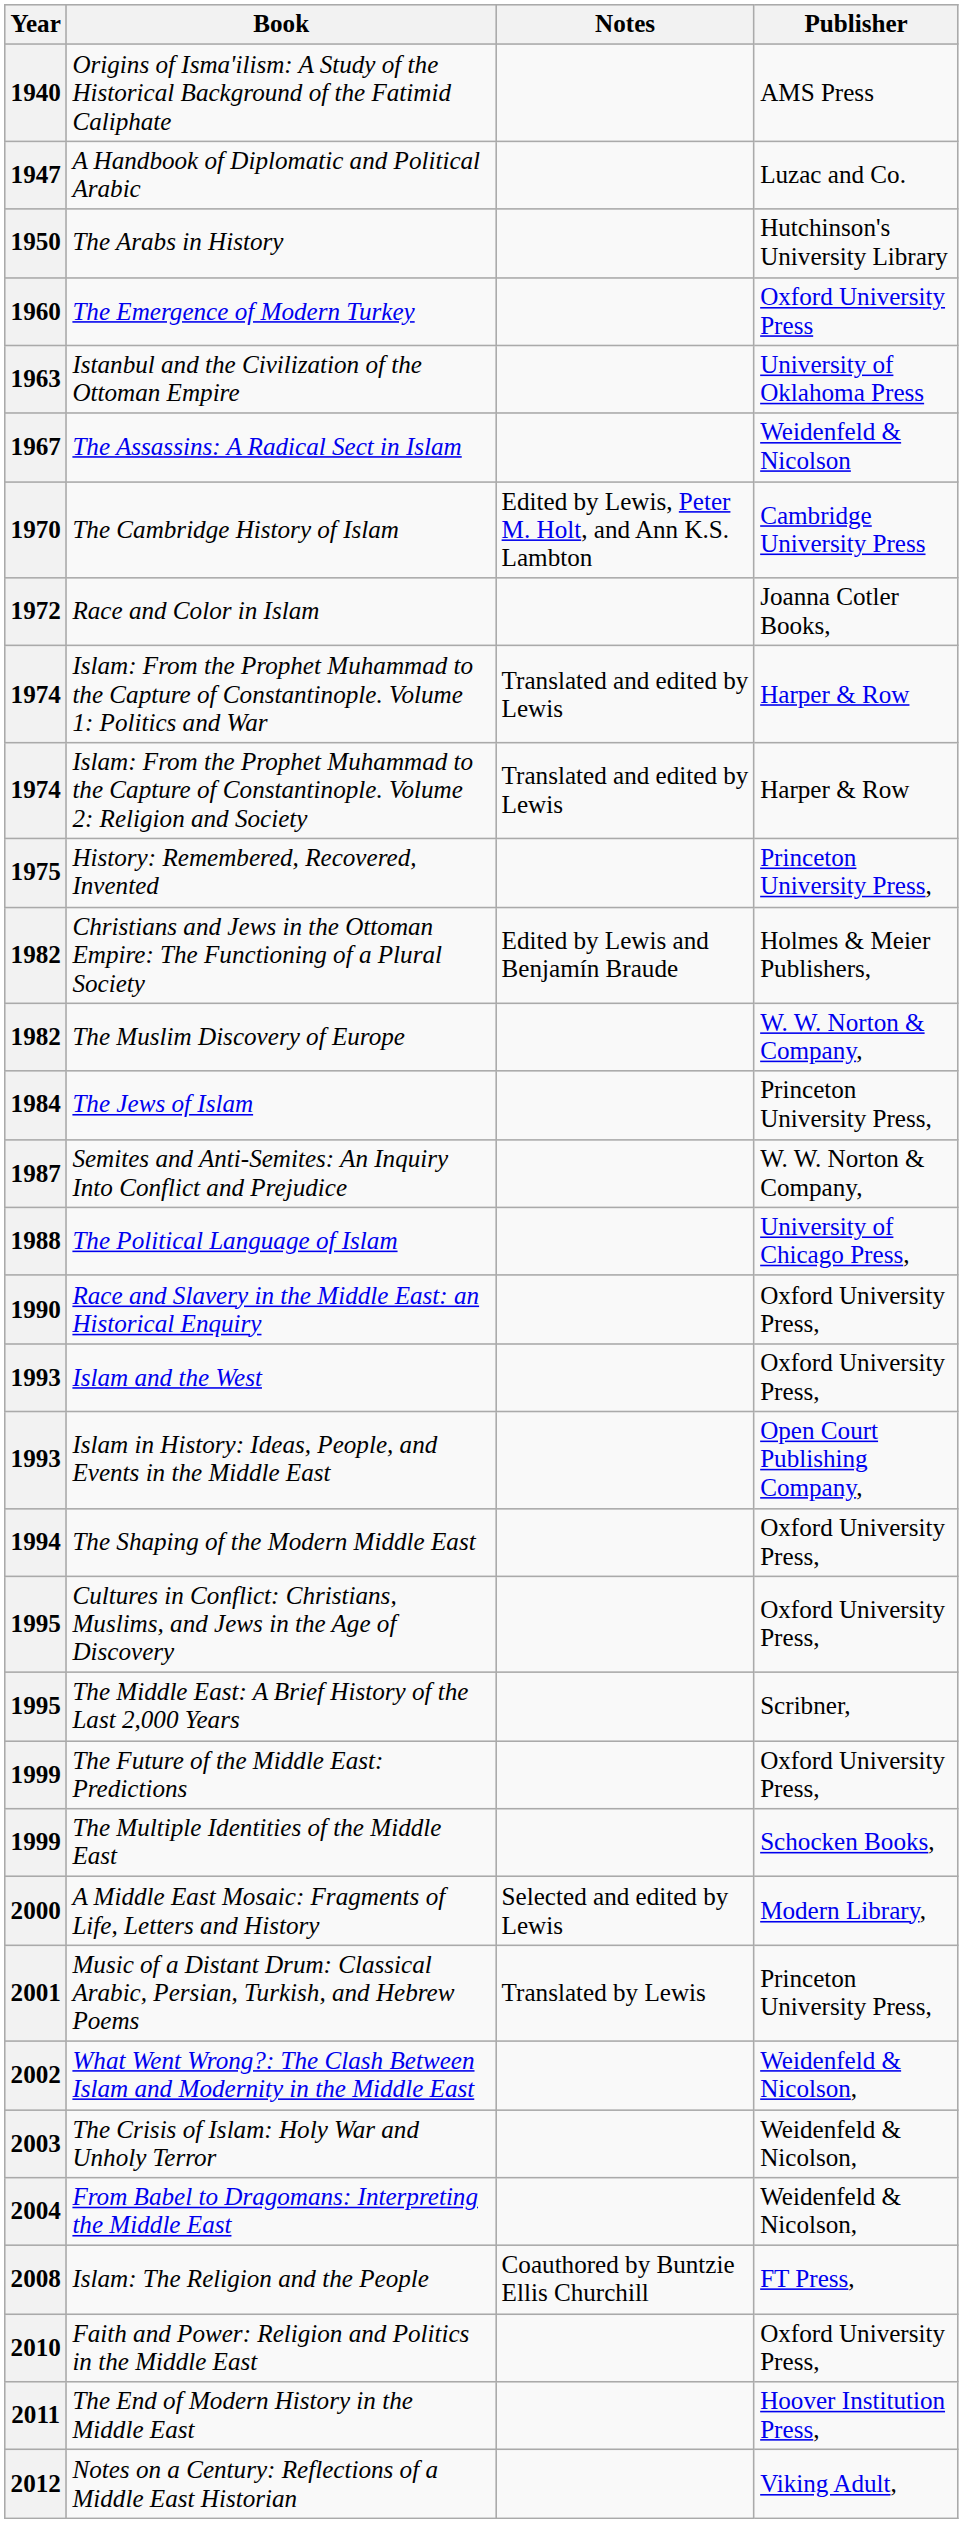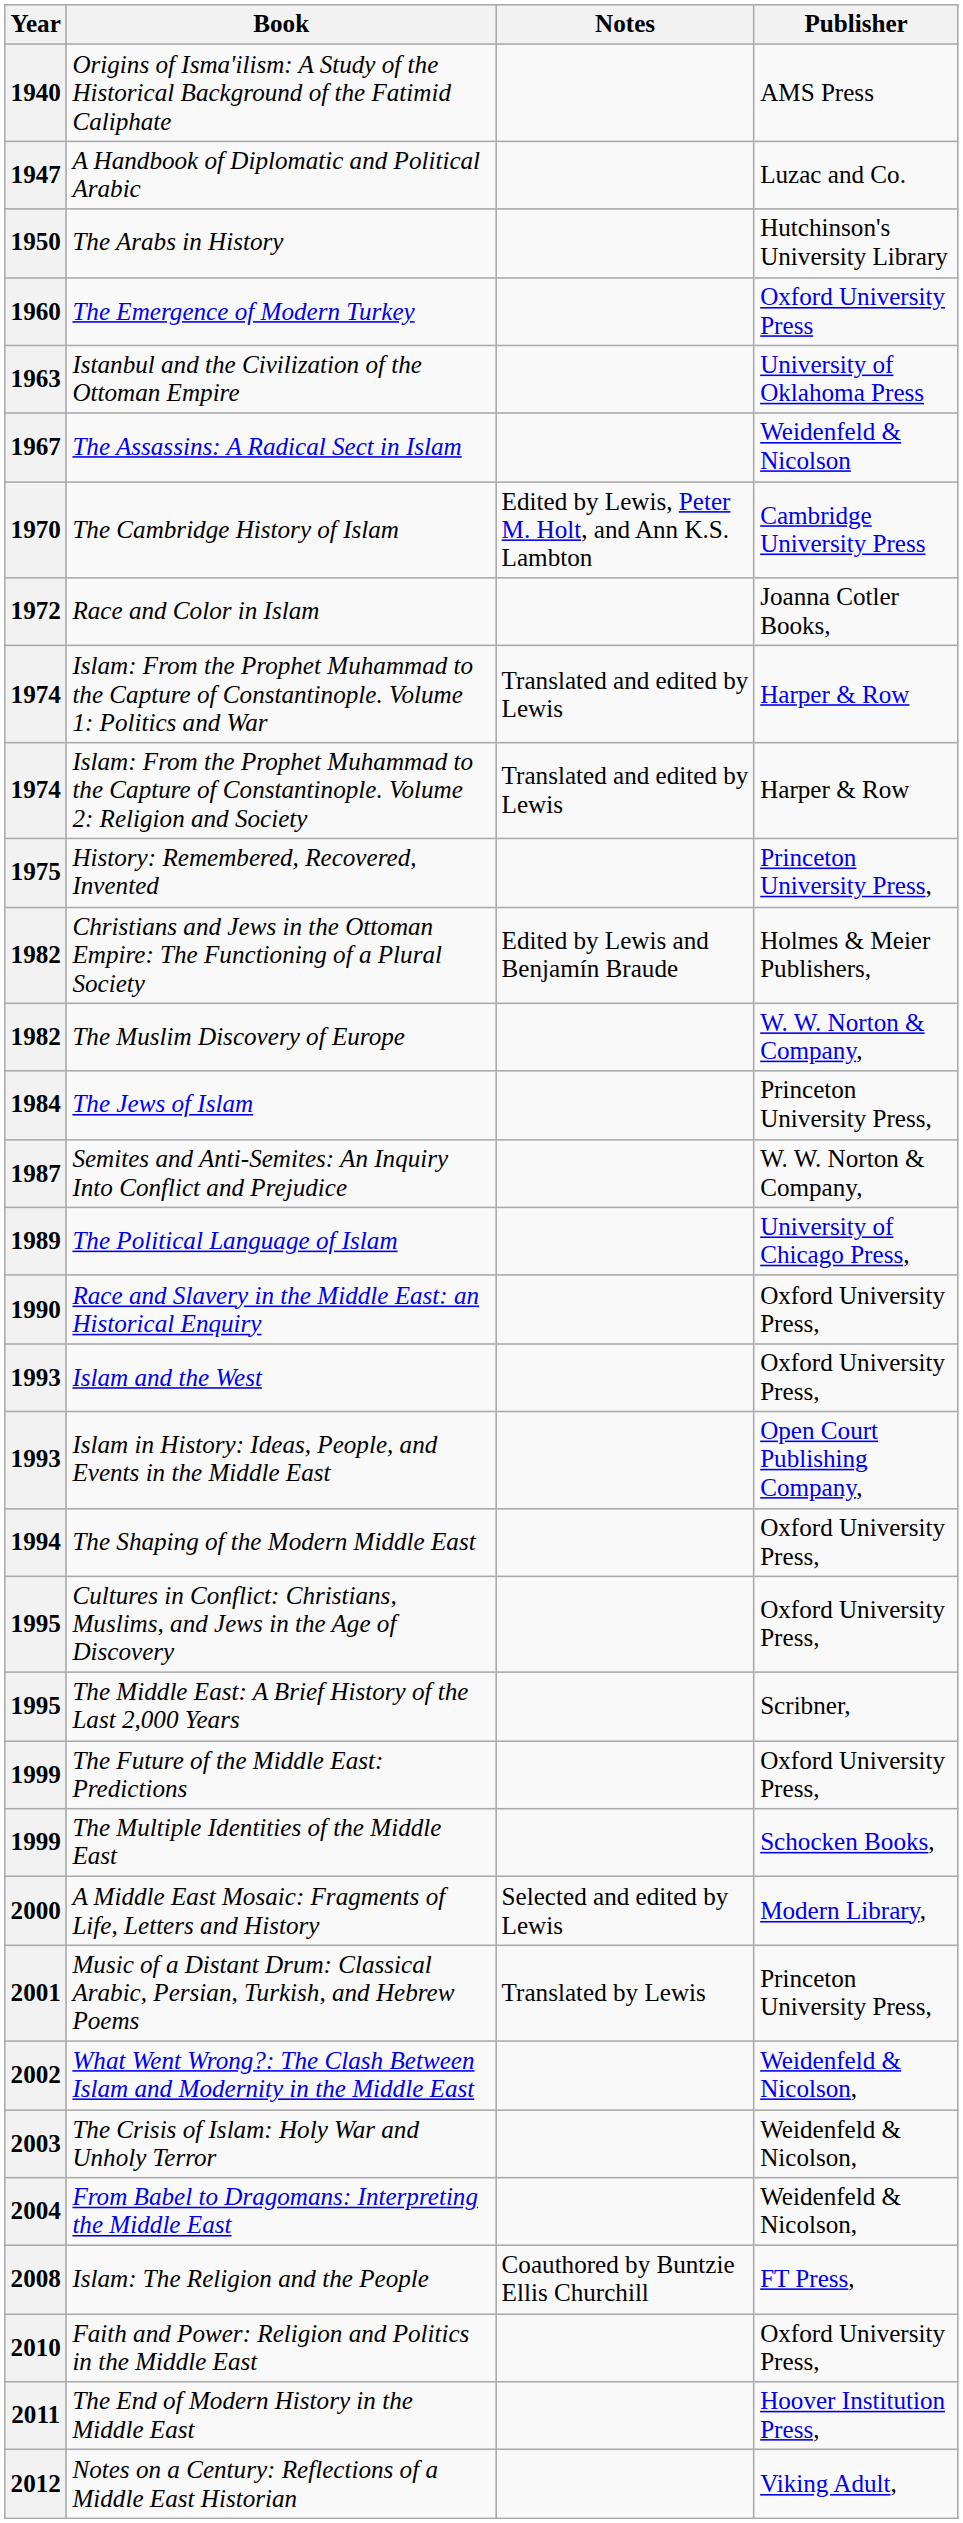(36, 1241) 1988 -> (36, 1241) 1989
